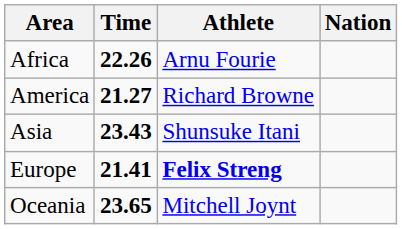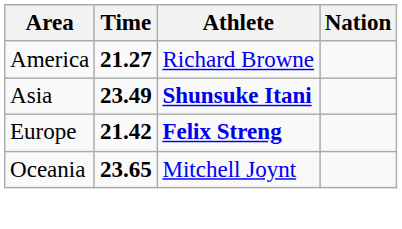- row: (39, 59)
(126, 132) 23.43 -> (126, 95) 23.49
(231, 132) normal -> (237, 95) bold
(126, 168) 21.41 -> (126, 132) 21.42
